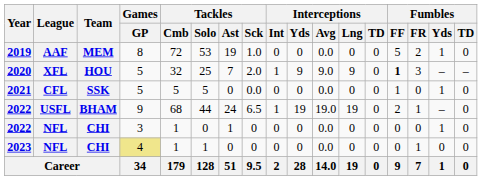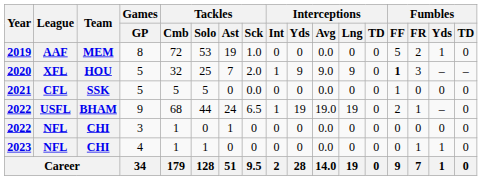(442, 90) 1 -> (442, 90) 0
(442, 128) 1 -> (442, 128) 0
(140, 147) khaki background -> (140, 147) no background
(442, 147) 0 -> (442, 147) 1
